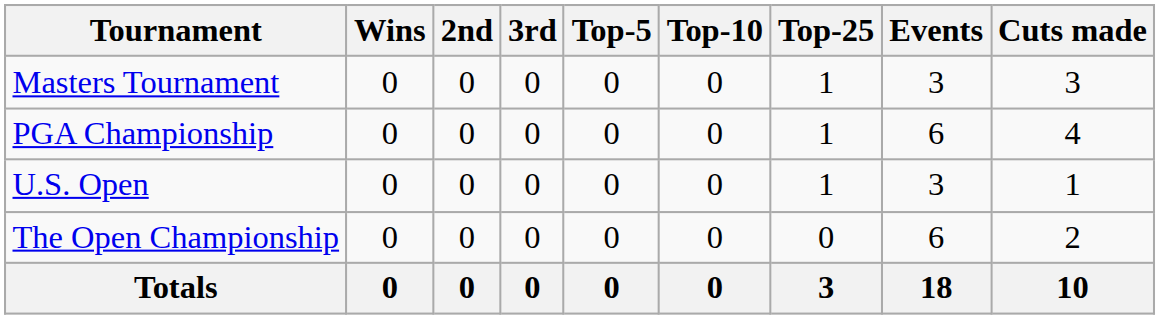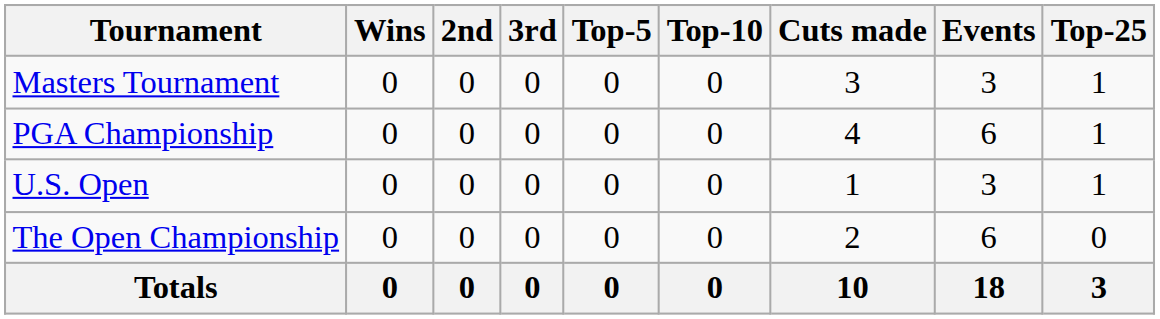columns swapped: (826, 30) <-> (1073, 30)
